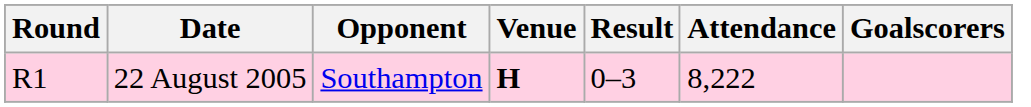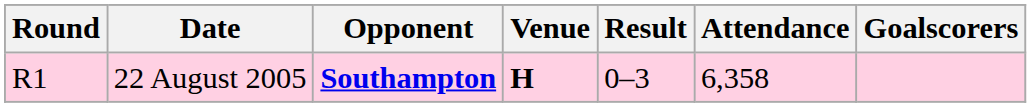(401, 76) normal -> (408, 76) bold
(722, 76) 8,222 -> (735, 76) 6,358
